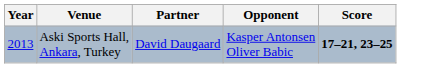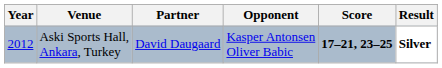+ column: (416, 15)
(20, 44) 2013 -> (20, 44) 2012
